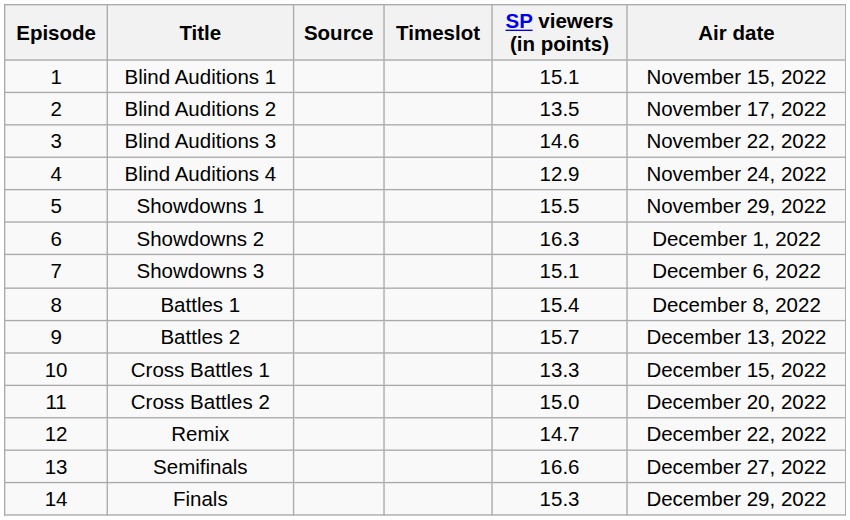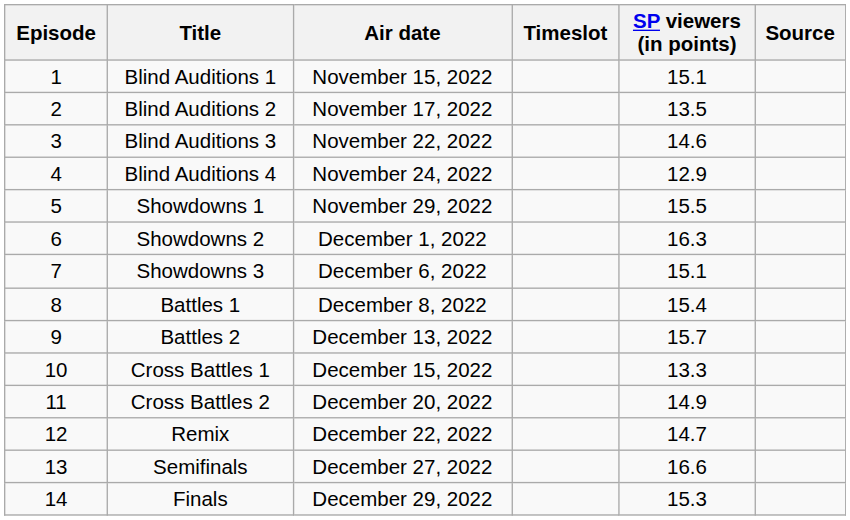columns swapped: (736, 33) <-> (339, 33)
(560, 401) 15.0 -> (687, 401) 14.9
